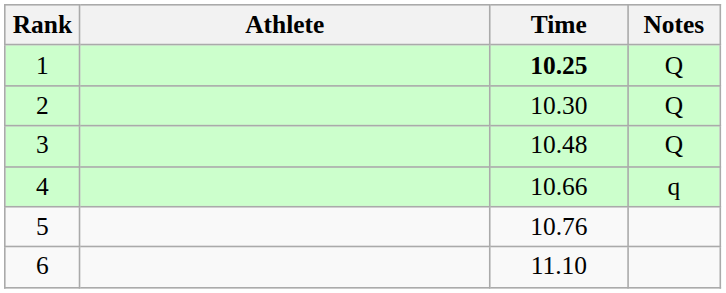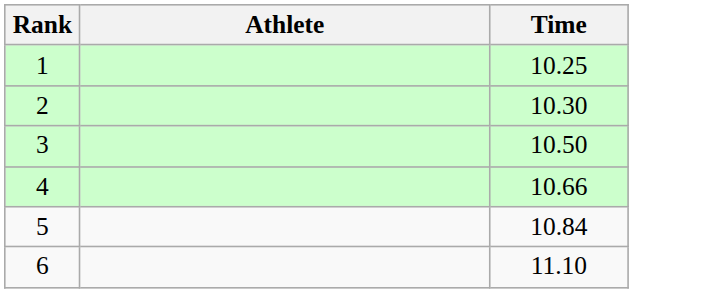- column: (674, 24)
(559, 65) bold -> (559, 65) normal
(559, 145) 10.48 -> (559, 145) 10.50
(559, 226) 10.76 -> (559, 226) 10.84
